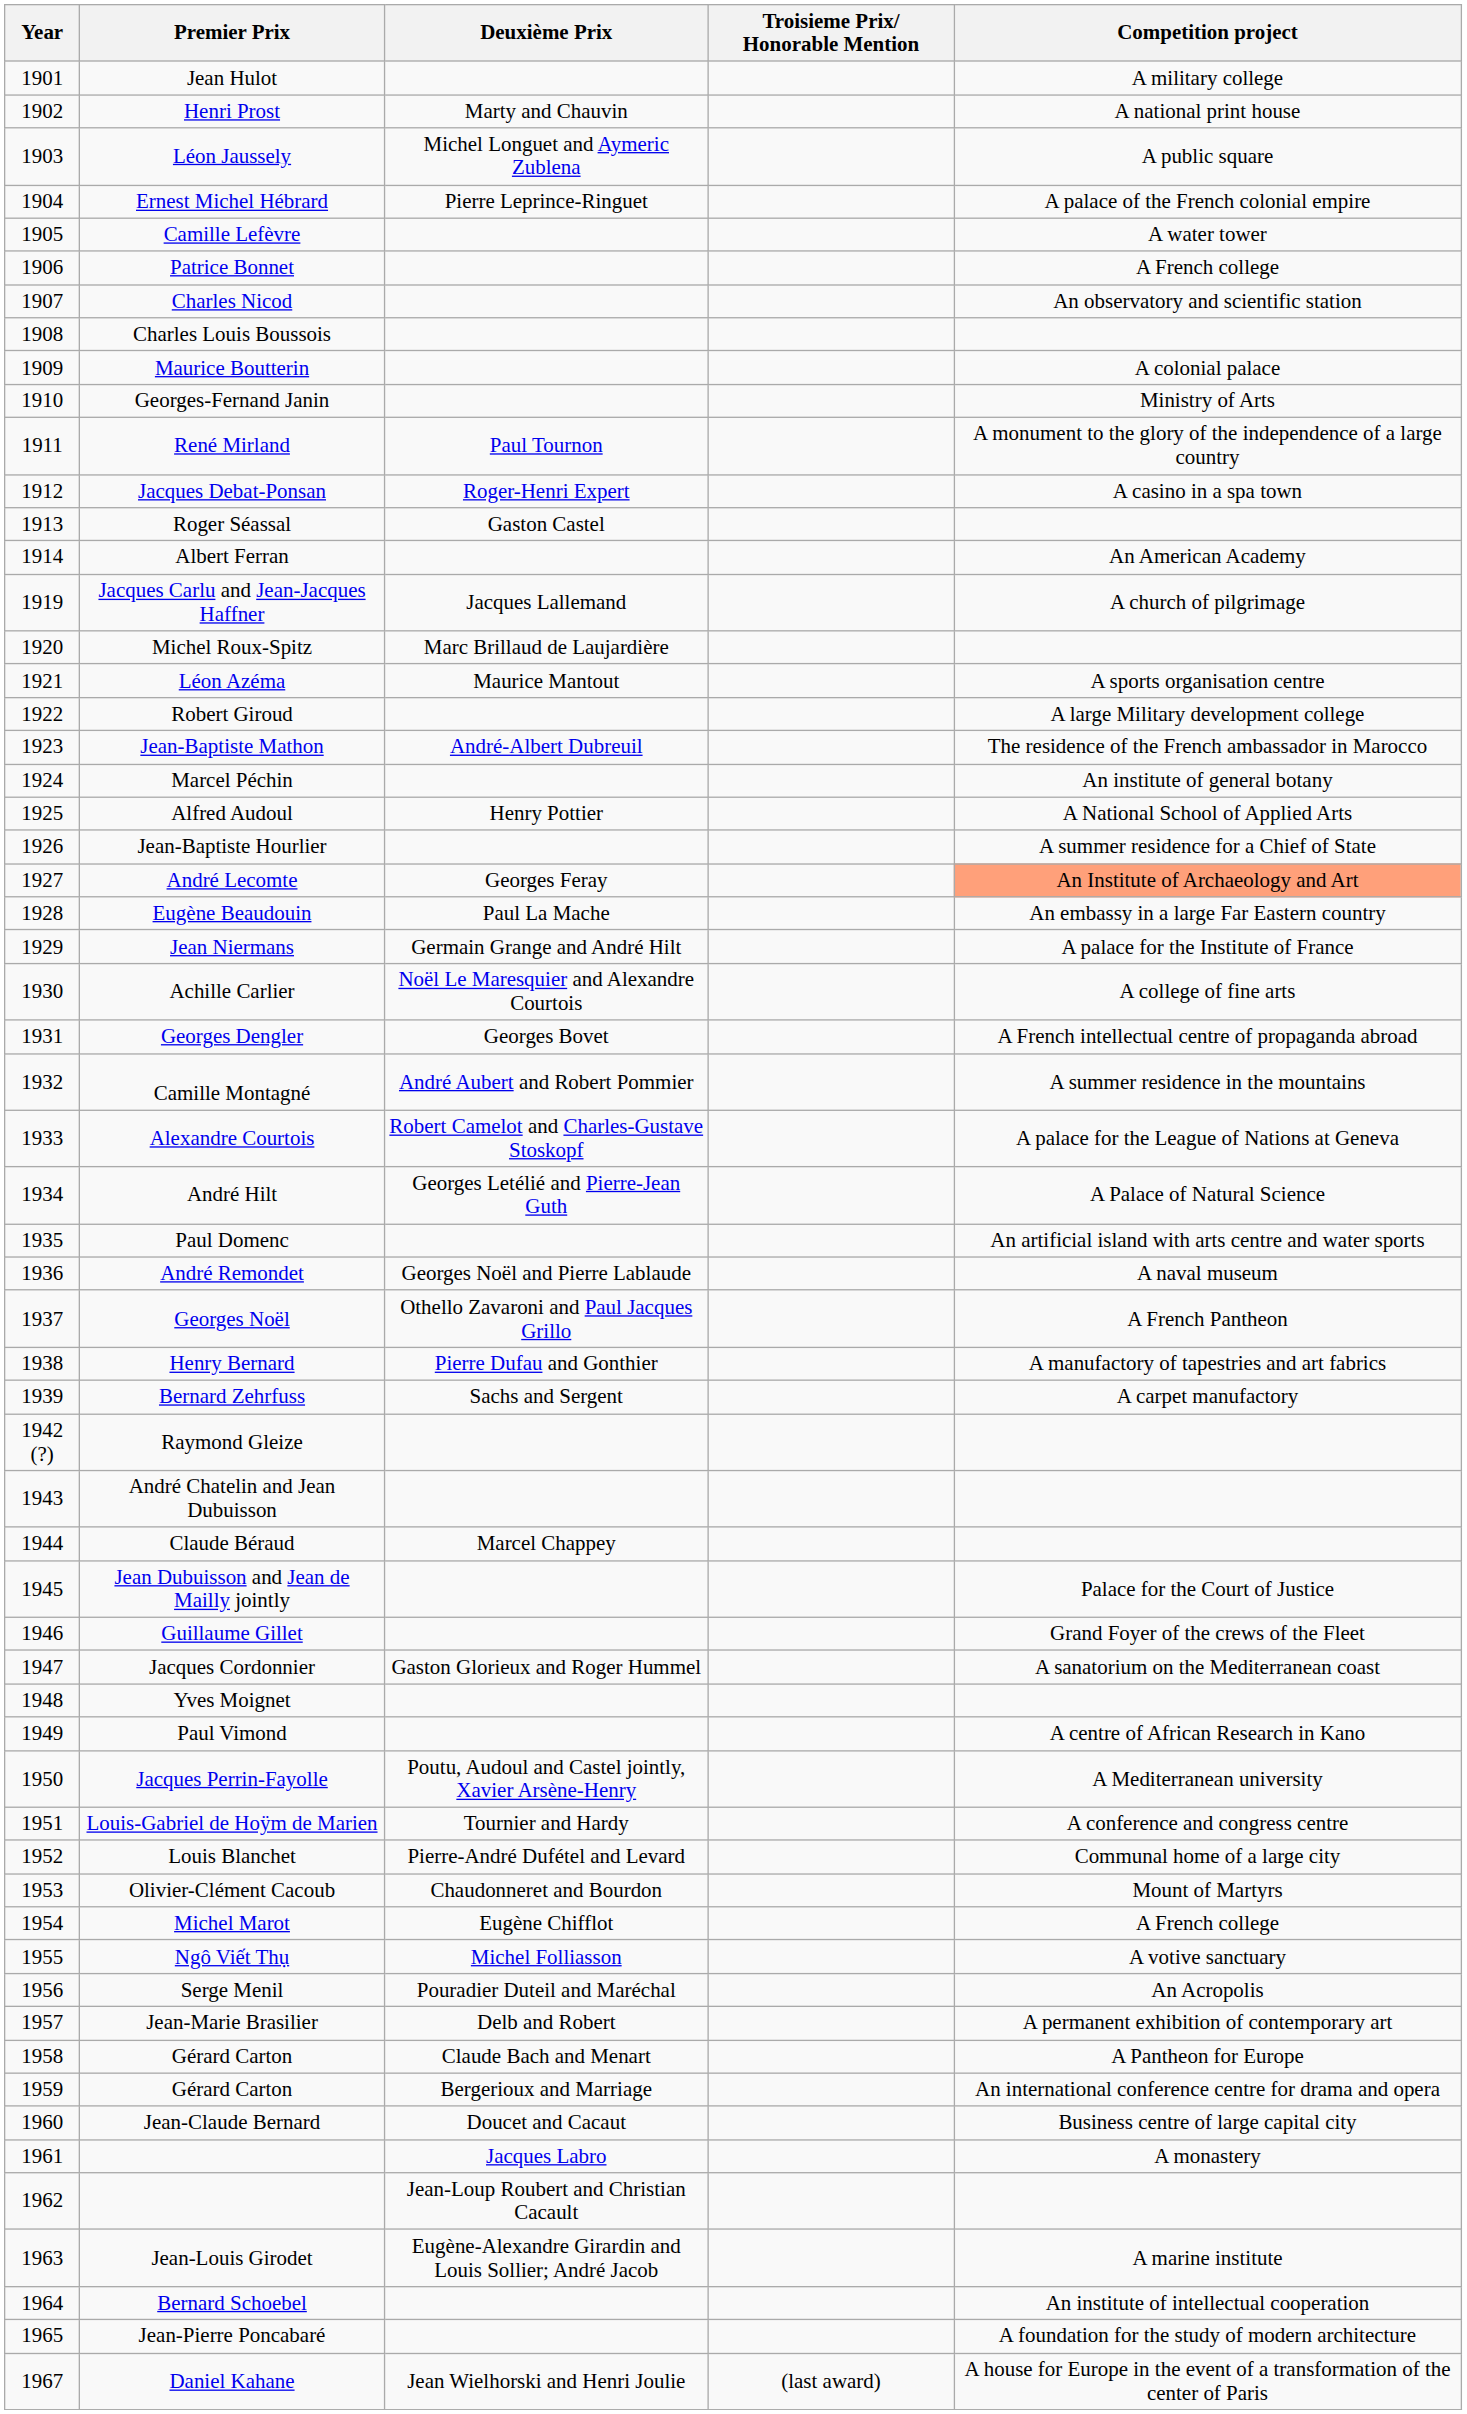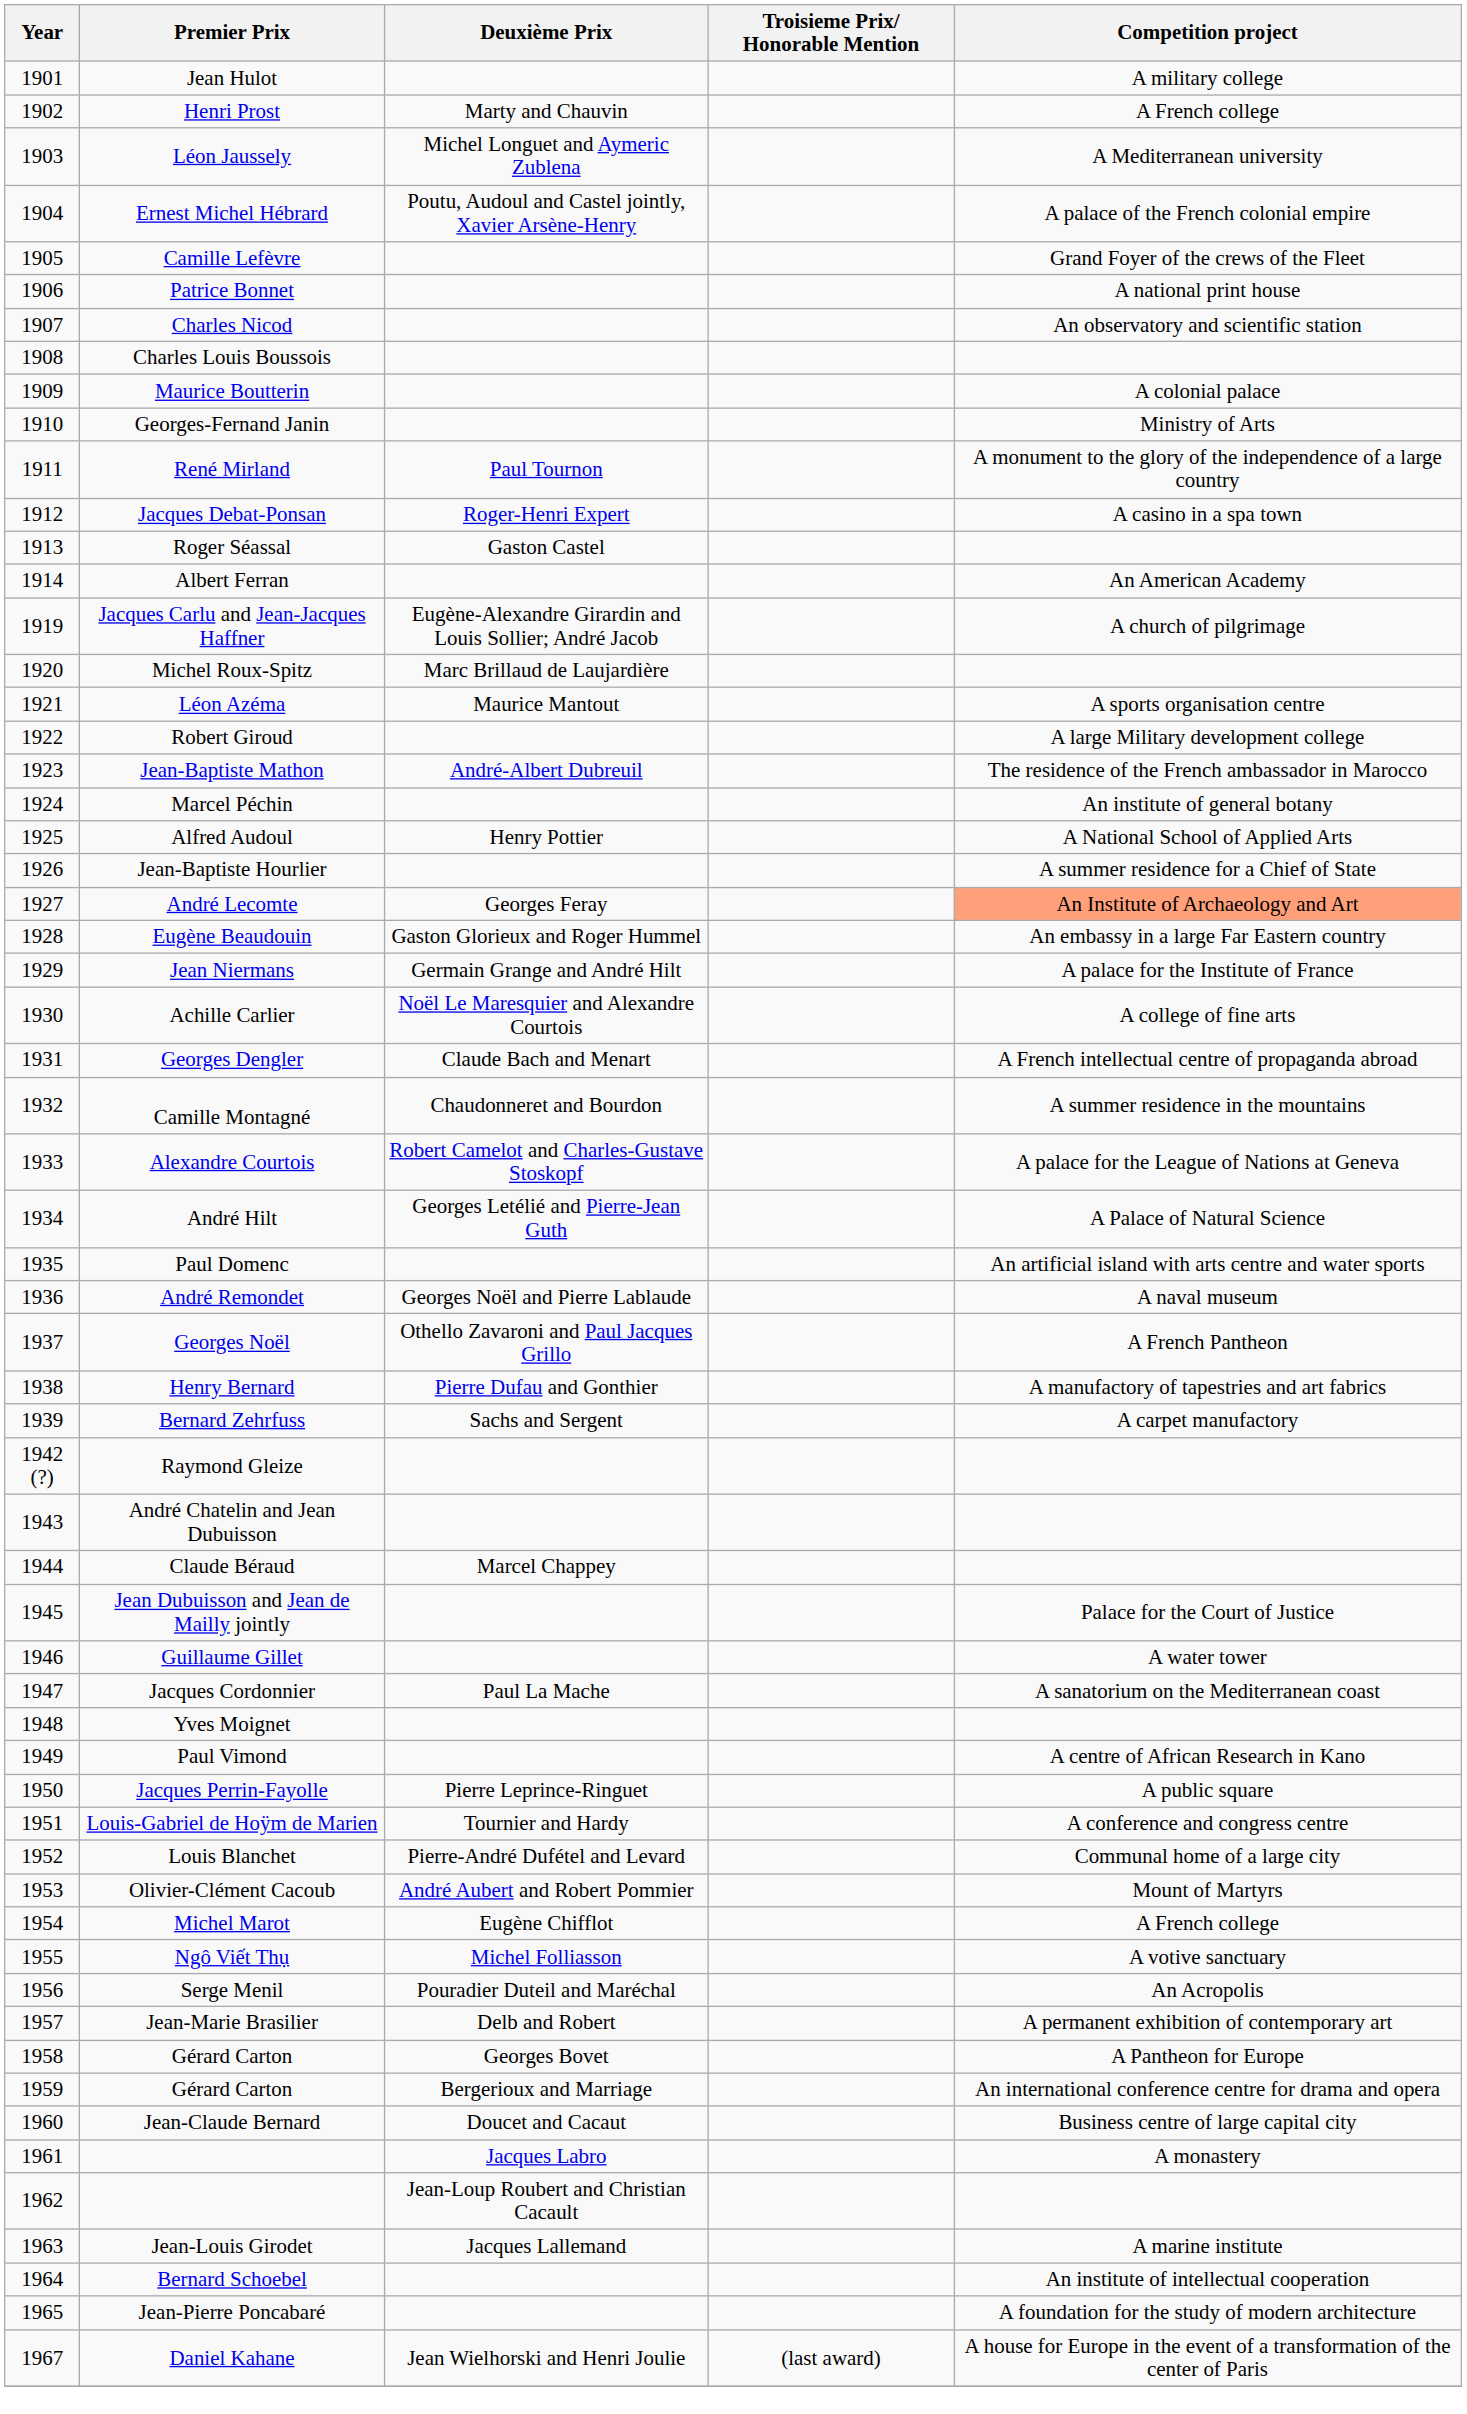(1207, 111) A national print house -> (1207, 111) A French college
(1207, 156) A public square -> (1207, 156) A Mediterranean university
(546, 201) Pierre Leprince-Ringuet -> (546, 213) Poutu, Audoul and Castel jointly, Xavier Arsène-Henry
(1207, 234) A water tower -> (1207, 258) Grand Foyer of the crews of the Fleet
(1207, 267) A French college -> (1207, 291) A national print house
(546, 602) Jacques Lallemand -> (546, 625) Eugène-Alexandre Girardin and Louis Sollier; André Jacob
(546, 913) Paul La Mache -> (546, 936) Gaston Glorieux and Roger Hummel
(546, 1036) Georges Bovet -> (546, 1060) Claude Bach and Menart
(546, 1081) André Aubert and Robert Pommier -> (546, 1105) Chaudonneret and Bourdon
(1207, 1633) Grand Foyer of the crews of the Fleet -> (1207, 1657) A water tower
(546, 1666) Gaston Glorieux and Roger Hummel -> (546, 1690) Paul La Mache
(546, 1778) Poutu, Audoul and Castel jointly, Xavier Arsène-Henry -> (546, 1790) Pierre Leprince-Ringuet
(1207, 1778) A Mediterranean university -> (1207, 1790) A public square
(546, 1889) Chaudonneret and Bourdon -> (546, 1889) André Aubert and Robert Pommier
(546, 2056) Claude Bach and Menart -> (546, 2056) Georges Bovet
(546, 2257) Eugène-Alexandre Girardin and Louis Sollier; André Jacob -> (546, 2245) Jacques Lallemand
